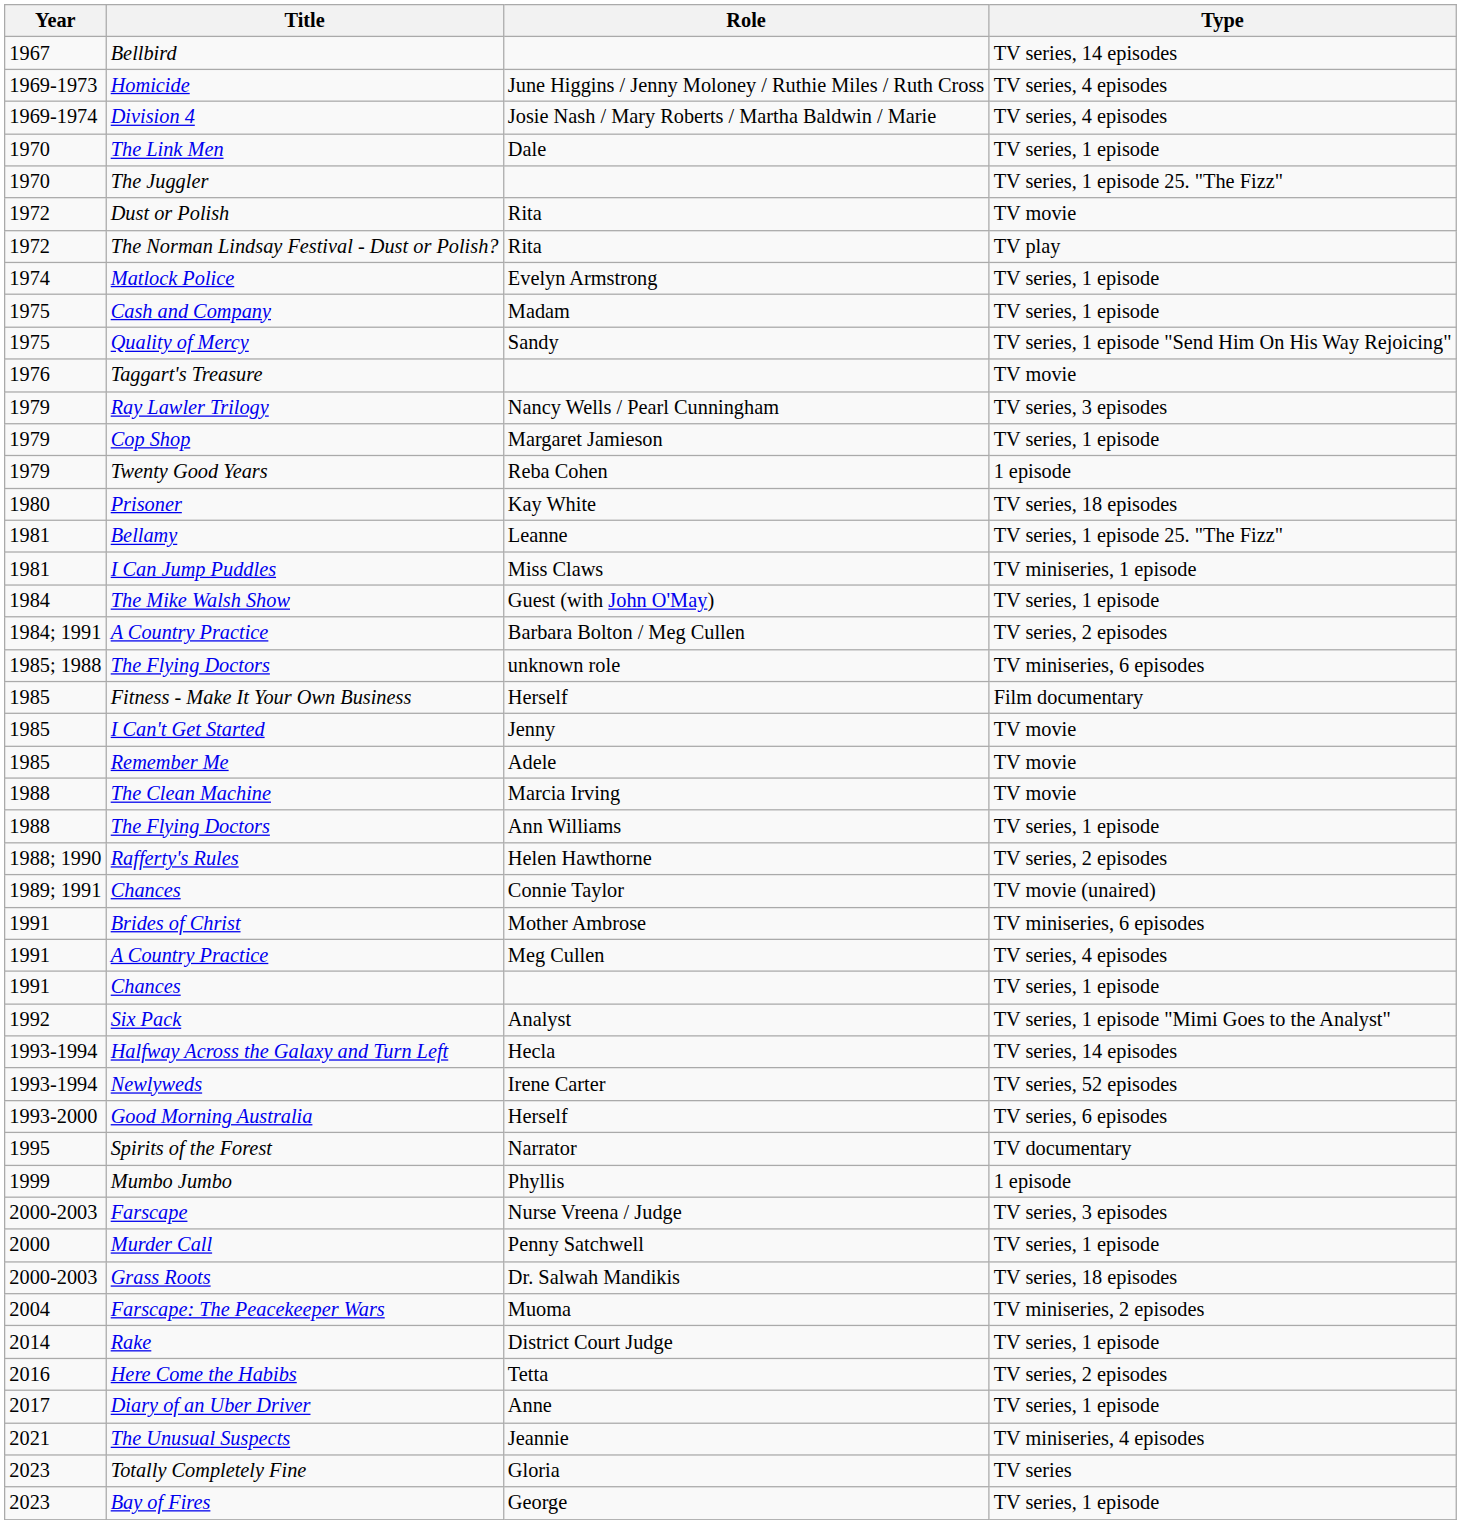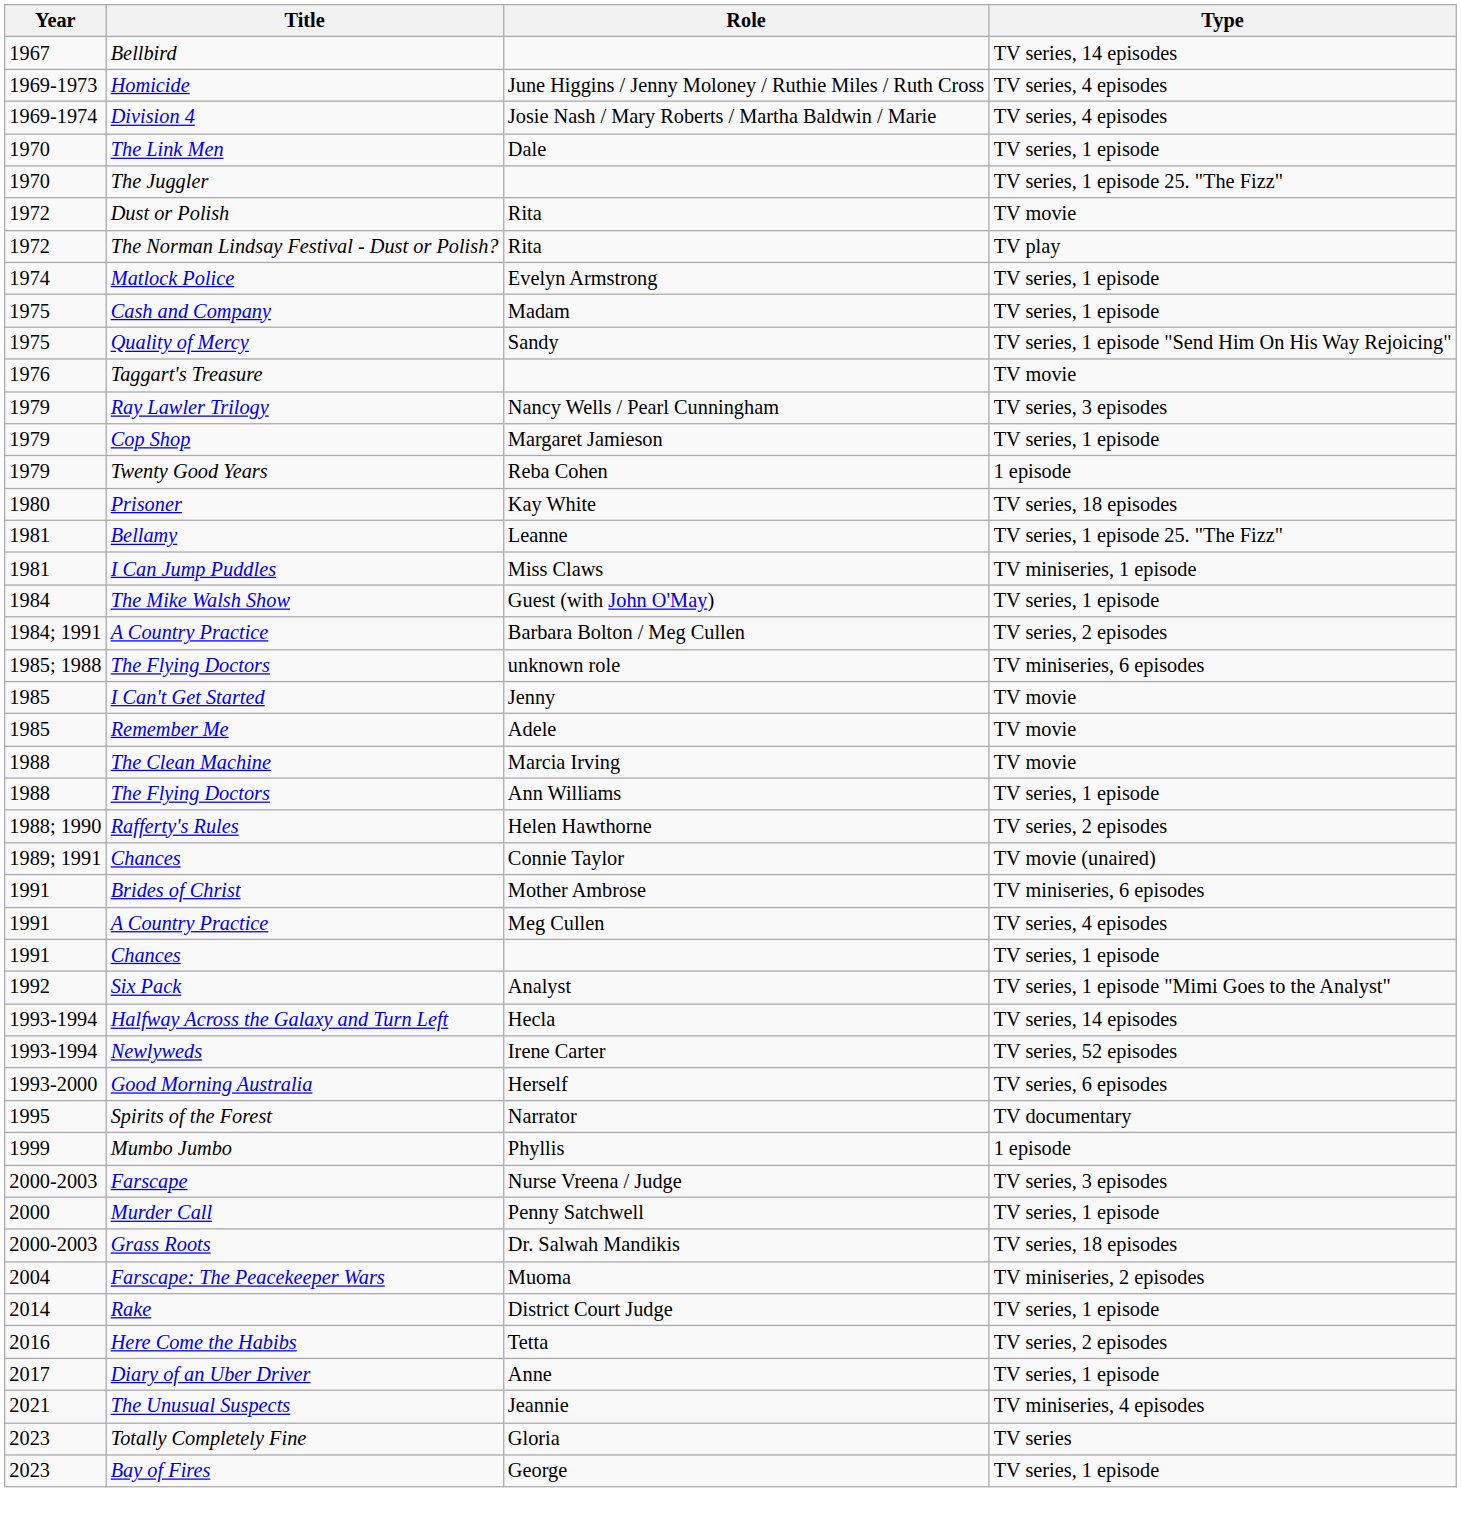- row: (261, 697)
